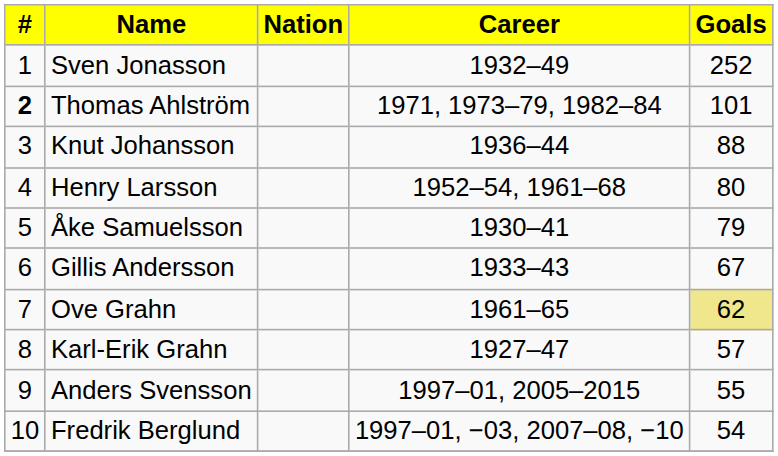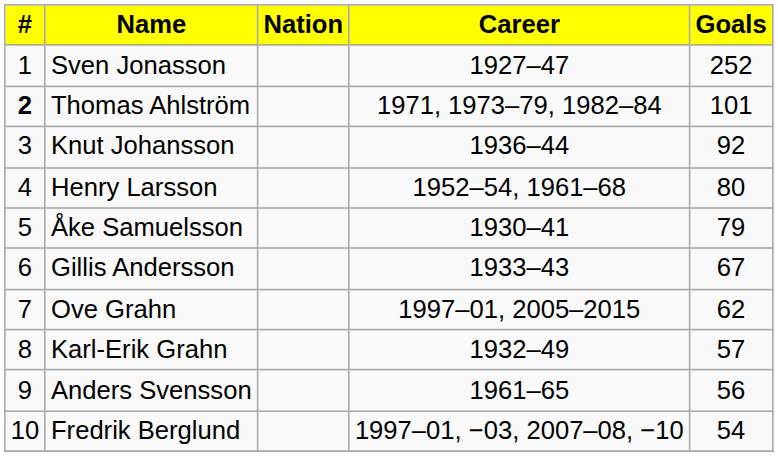(519, 65) 1932–49 -> (519, 65) 1927–47
(731, 146) 88 -> (731, 146) 92
(519, 308) 1961–65 -> (519, 308) 1997–01, 2005–2015
(731, 308) khaki background -> (731, 308) no background
(519, 349) 1927–47 -> (519, 349) 1932–49
(519, 390) 1997–01, 2005–2015 -> (519, 390) 1961–65
(731, 390) 55 -> (731, 390) 56
